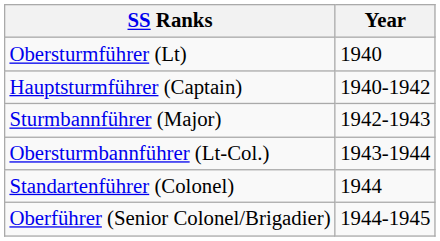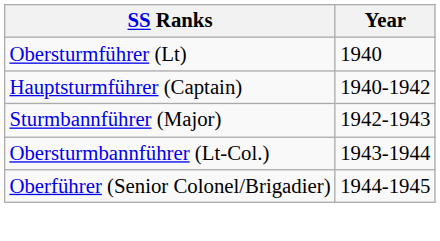- row: (122, 185)
